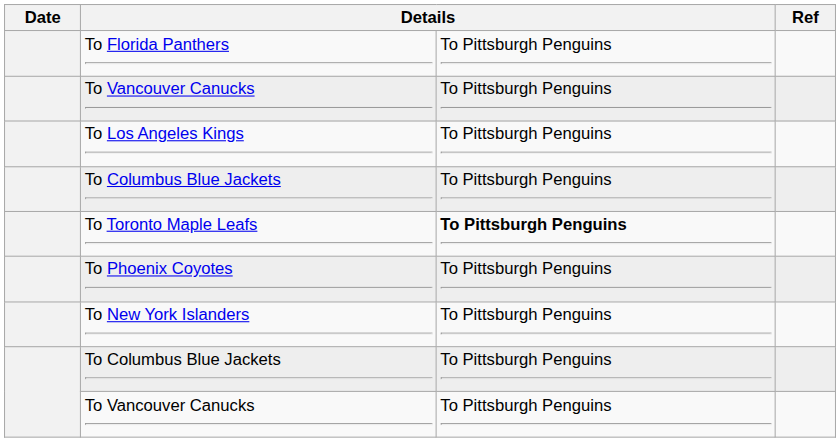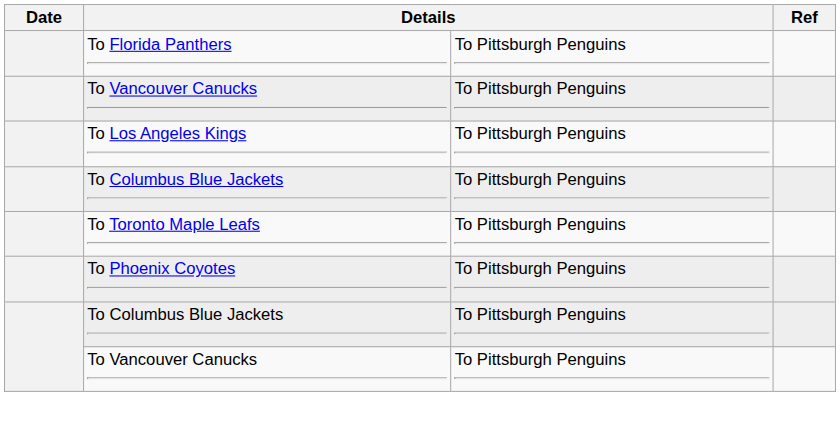(606, 230) bold -> (612, 230) normal
- row: (43, 324)
